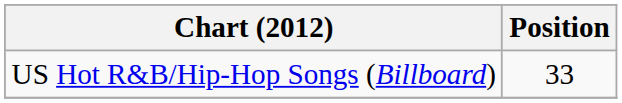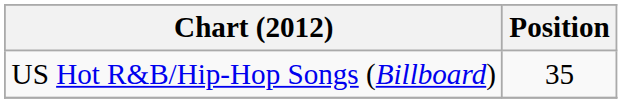(560, 73) 33 -> (560, 73) 35
